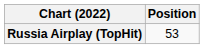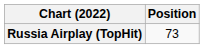(172, 33) 53 -> (172, 33) 73
